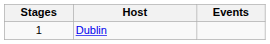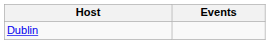- column: (39, 13)
